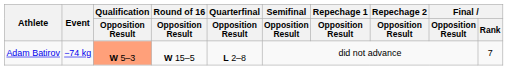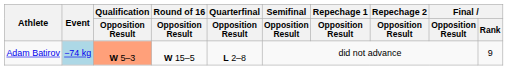(78, 53) no background -> (78, 53) lightblue background
(490, 53) 7 -> (490, 53) 9
